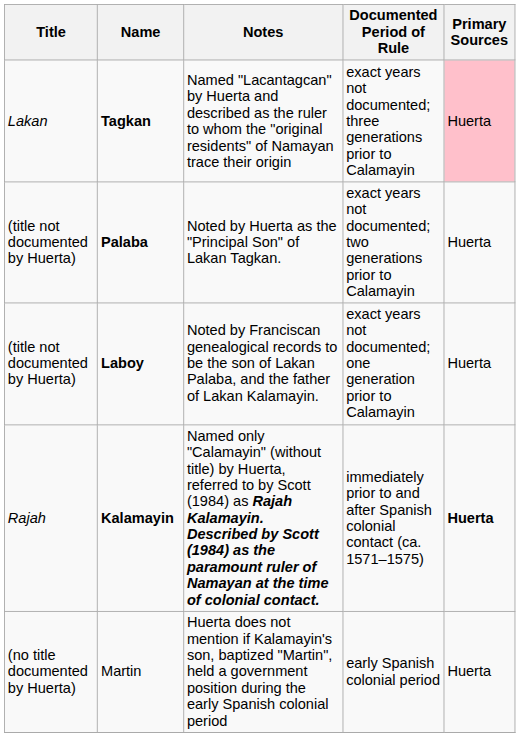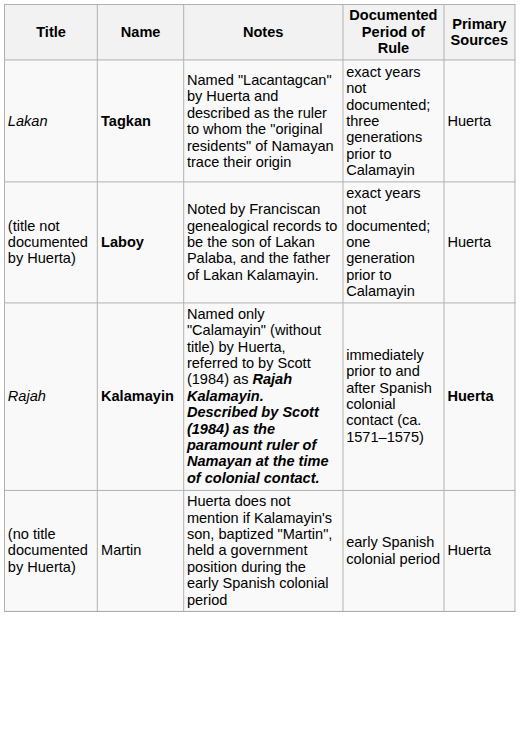(469, 121) pink background -> (469, 121) no background
- row: (124, 242)
